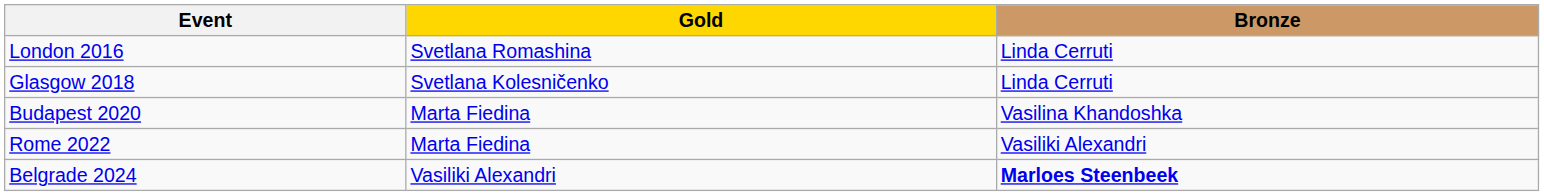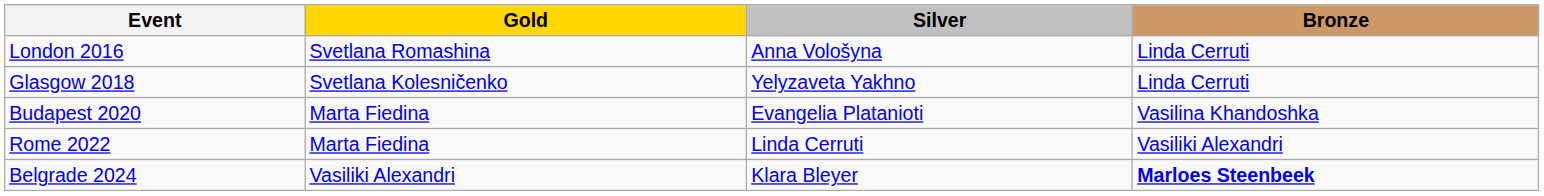+ column: (940, 20)
